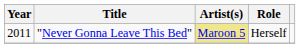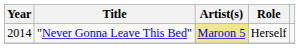(19, 33) 2011 -> (19, 33) 2014
